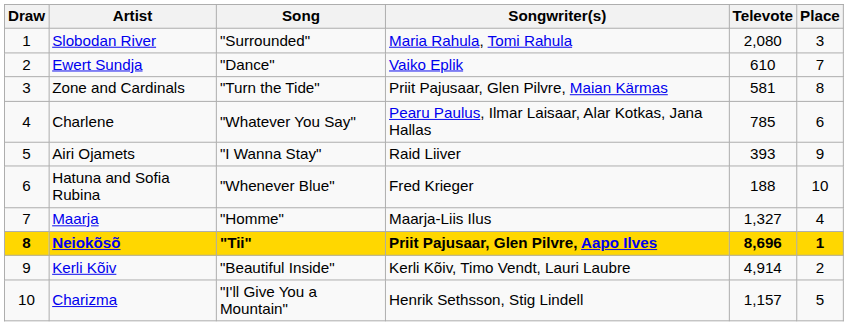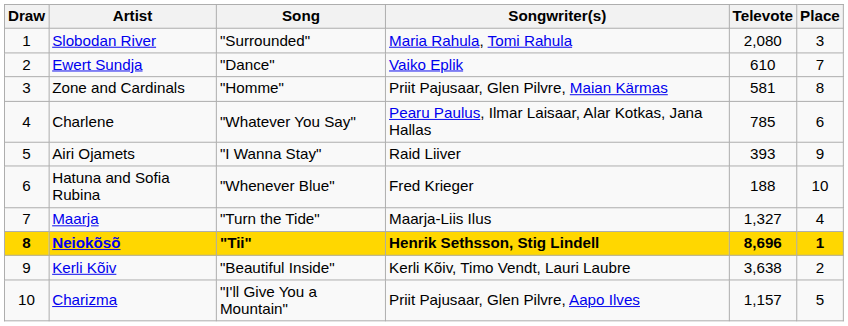(270, 88) "Turn the Tide" -> (252, 88) "Homme"
(252, 219) "Homme" -> (270, 219) "Turn the Tide"
(523, 243) Priit Pajusaar, Glen Pilvre, Aapo Ilves -> (494, 243) Henrik Sethsson, Stig Lindell
(763, 267) 4,914 -> (763, 267) 3,638
(486, 300) Henrik Sethsson, Stig Lindell -> (515, 300) Priit Pajusaar, Glen Pilvre, Aapo Ilves
